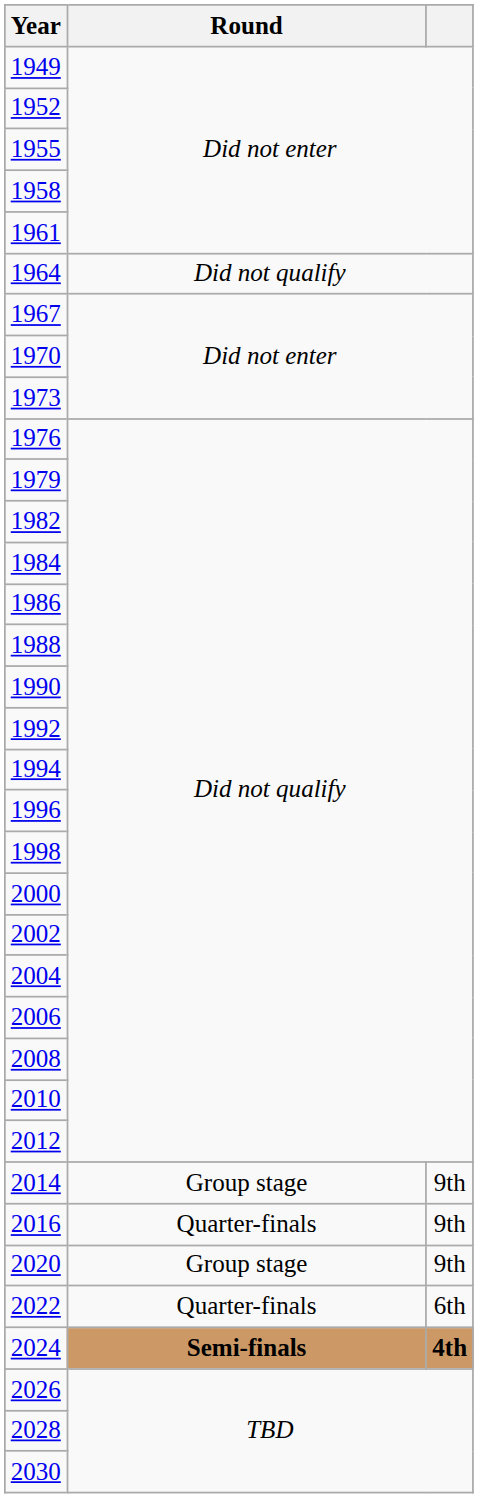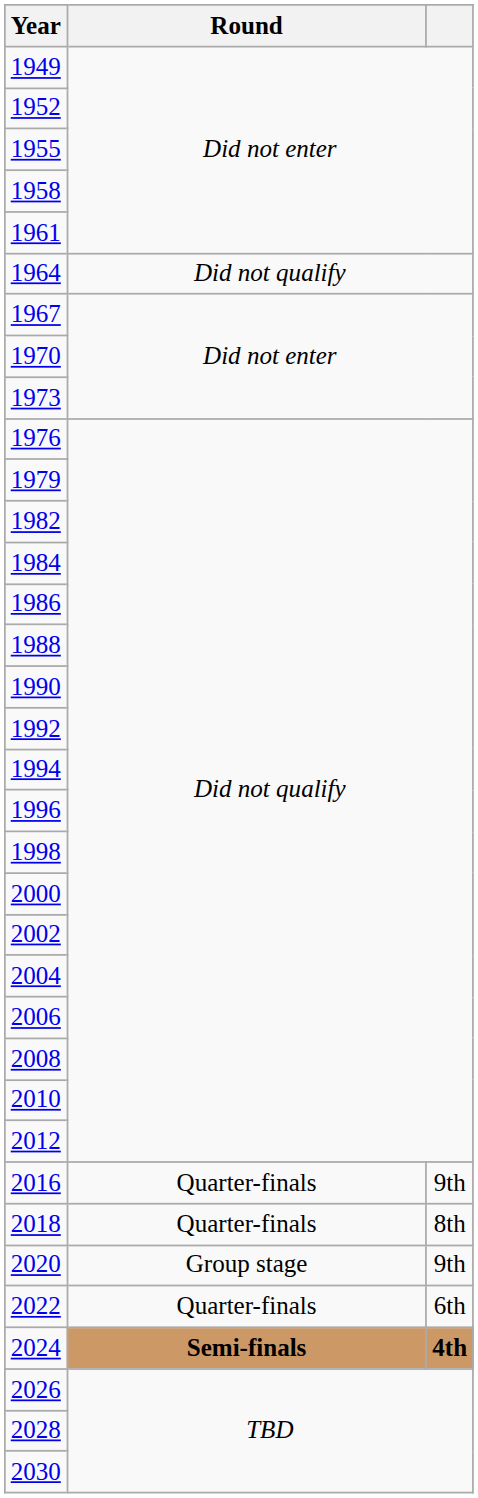- row: (36, 1182)
+ row: (36, 1223)
